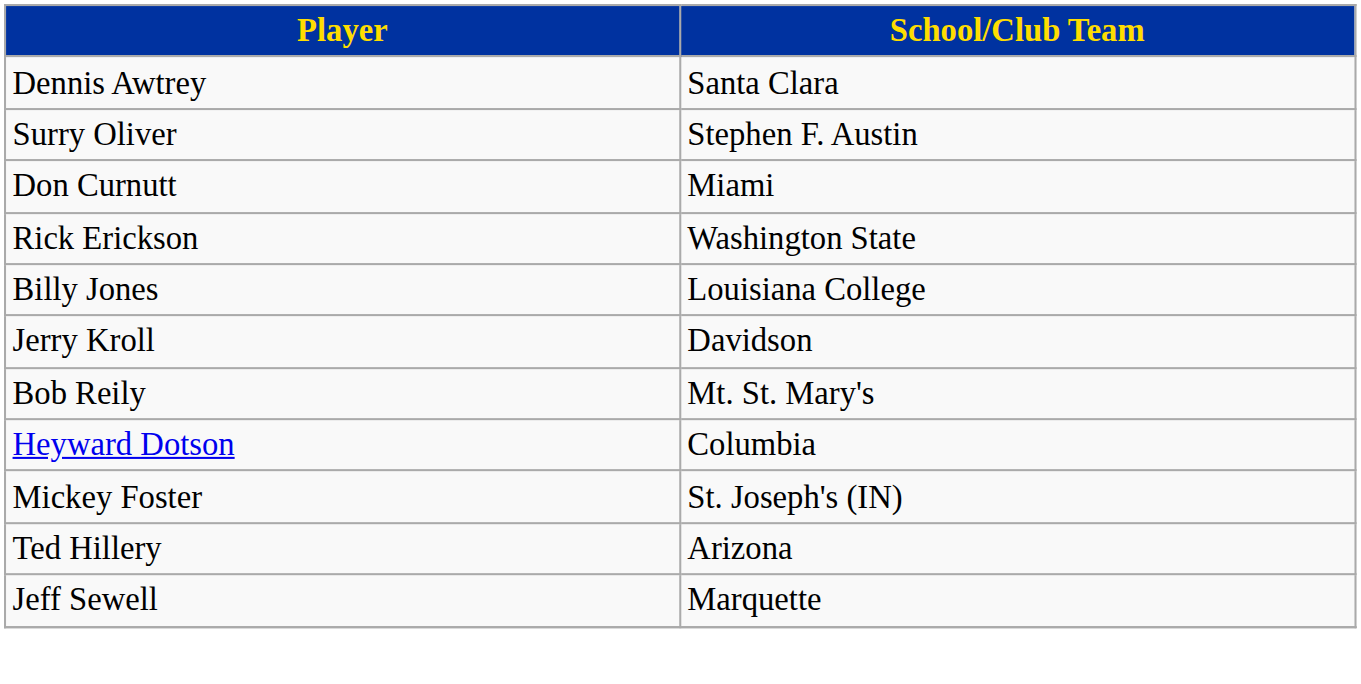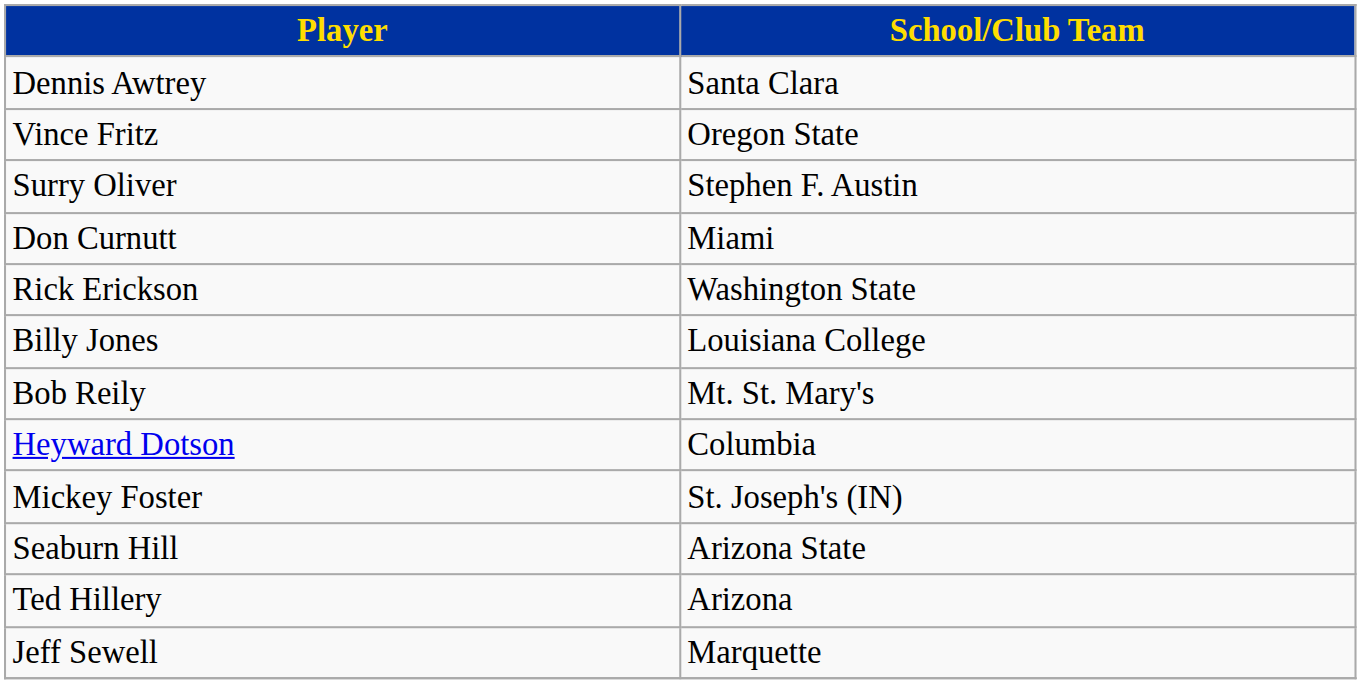+ row: (85, 133)
- row: (84, 340)
+ row: (95, 548)
